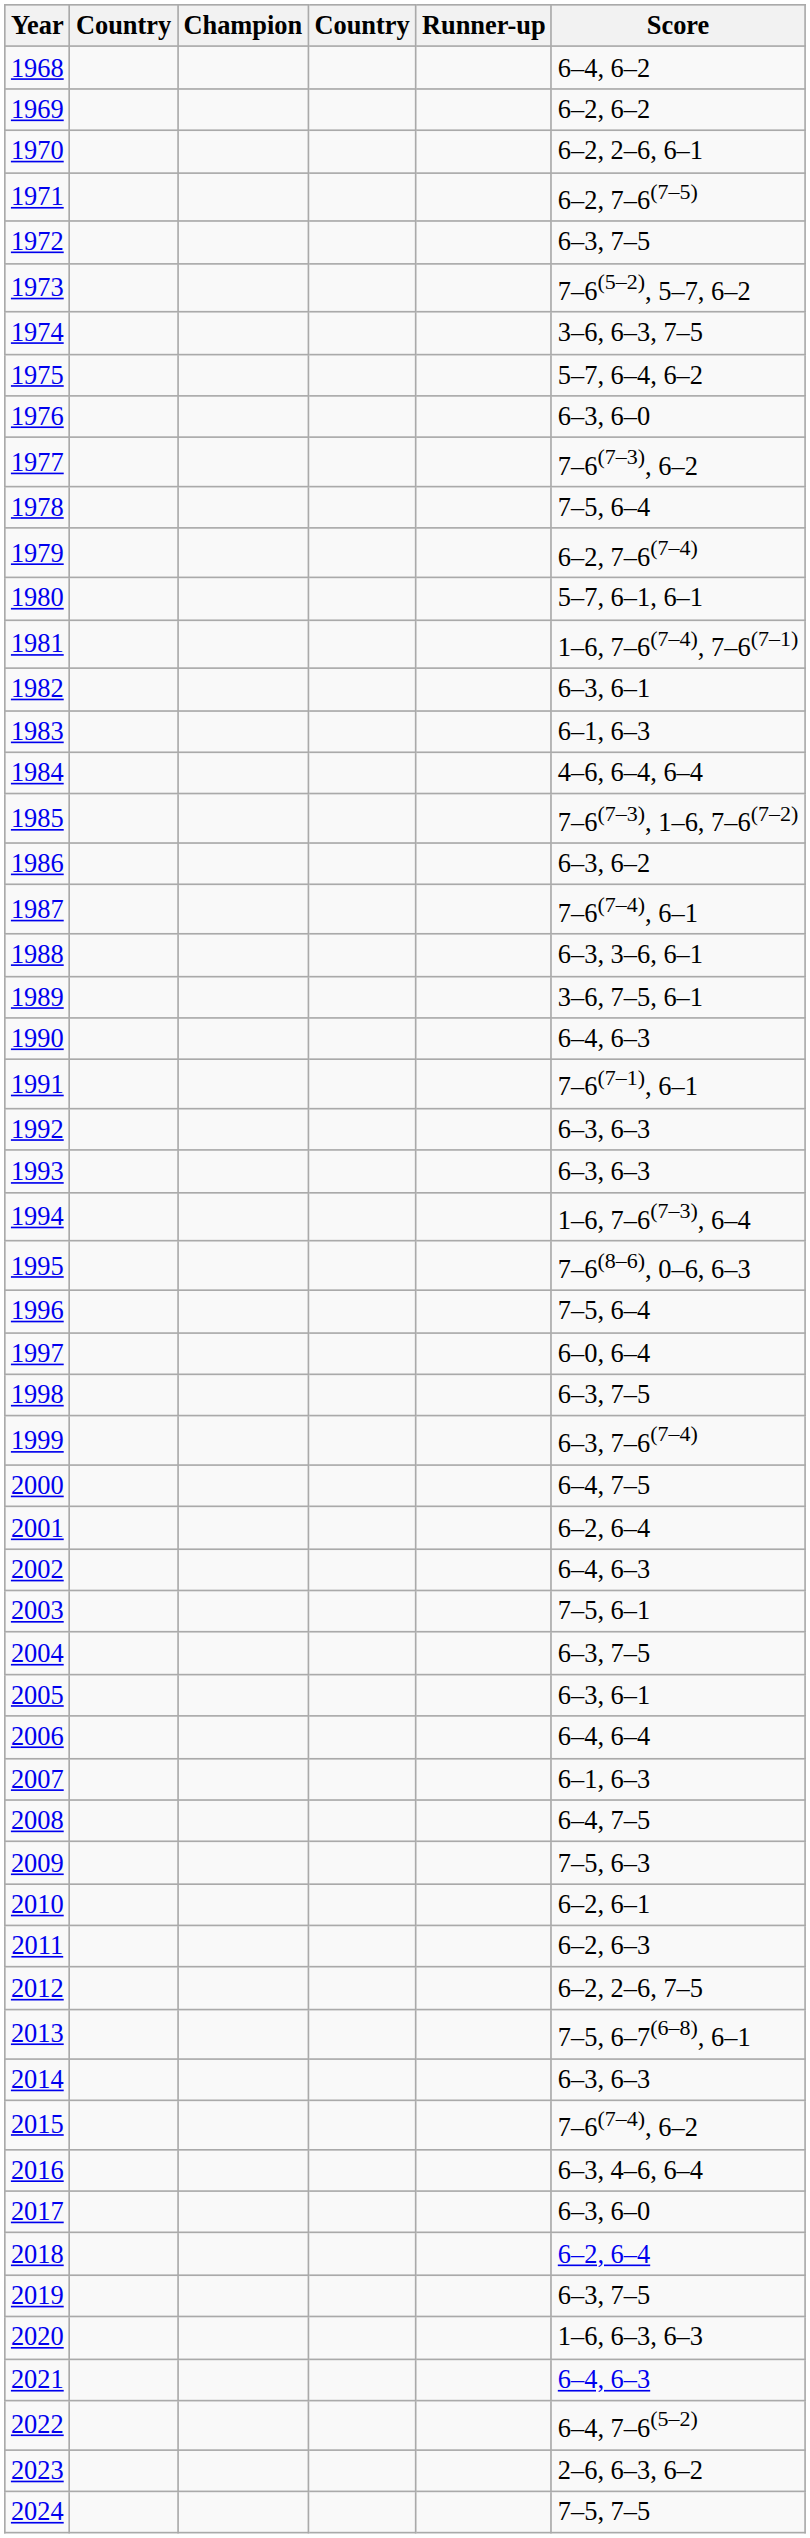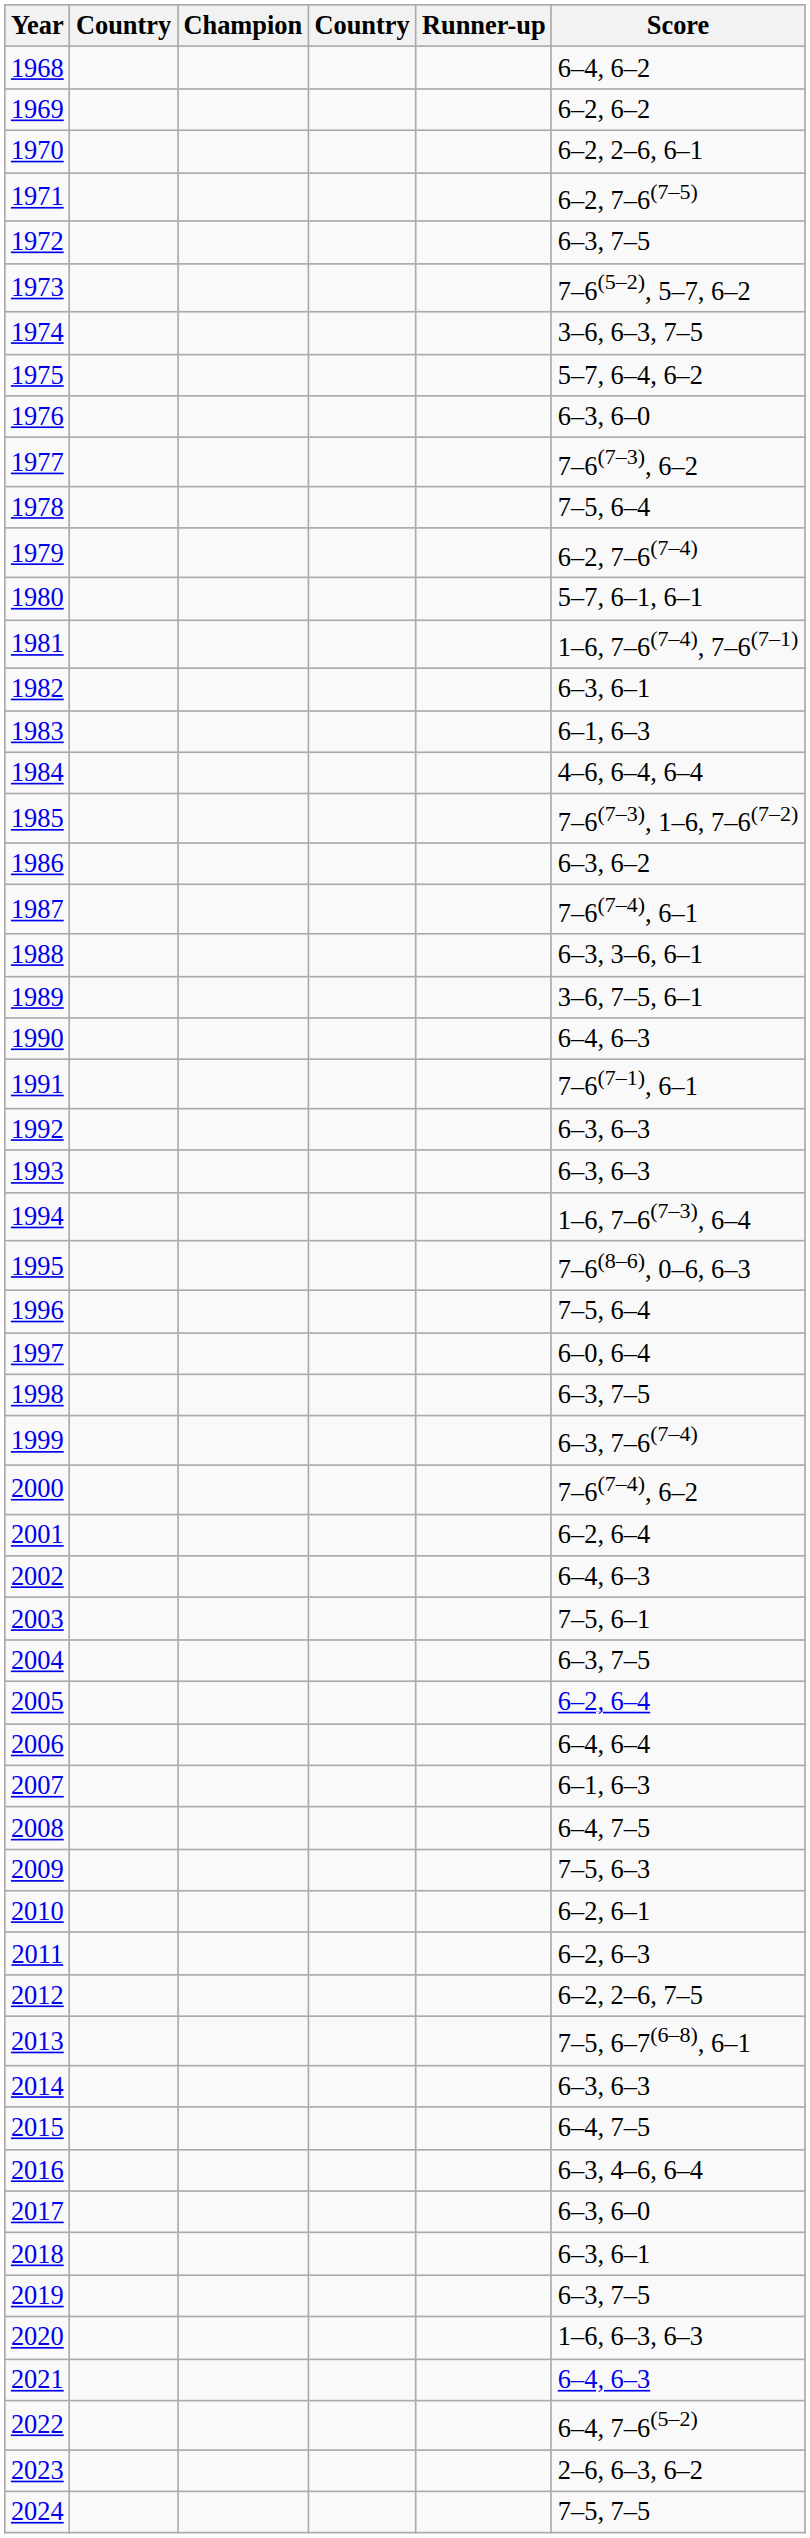(604, 1485) 6–4, 7–5 -> (628, 1489) 7–6(7–4), 6–2
(604, 1695) 6–3, 6–1 -> (604, 1702) 6–2, 6–4
(628, 2124) 7–6(7–4), 6–2 -> (604, 2127) 6–4, 7–5
(604, 2253) 6–2, 6–4 -> (604, 2253) 6–3, 6–1
